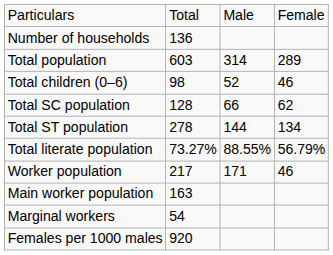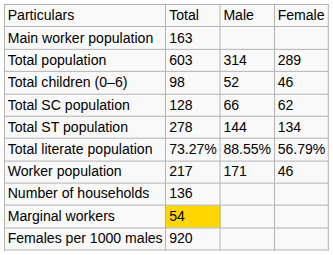rows swapped: (79, 37) <-> (80, 194)
(177, 216) no background -> (177, 216) gold background
